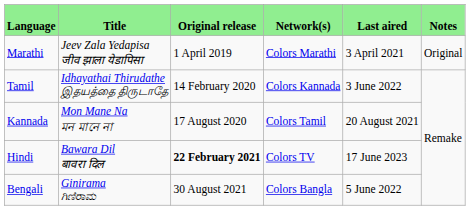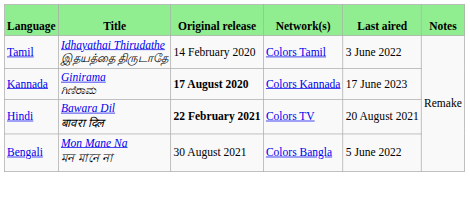- row: (25, 52)
(303, 86) Colors Kannada -> (296, 52) Colors Tamil
(94, 119) Mon Mane Na মন মানে না -> (83, 84) Ginirama ಗಿಣಿರಾಮ
(210, 121) normal -> (211, 84) bold
(296, 121) Colors Tamil -> (303, 84) Colors Kannada
(382, 121) 20 August 2021 -> (376, 84) 17 June 2023
(376, 157) 17 June 2023 -> (382, 116) 20 August 2021
(83, 189) Ginirama ಗಿಣಿರಾಮ -> (94, 150) Mon Mane Na মন মানে না
